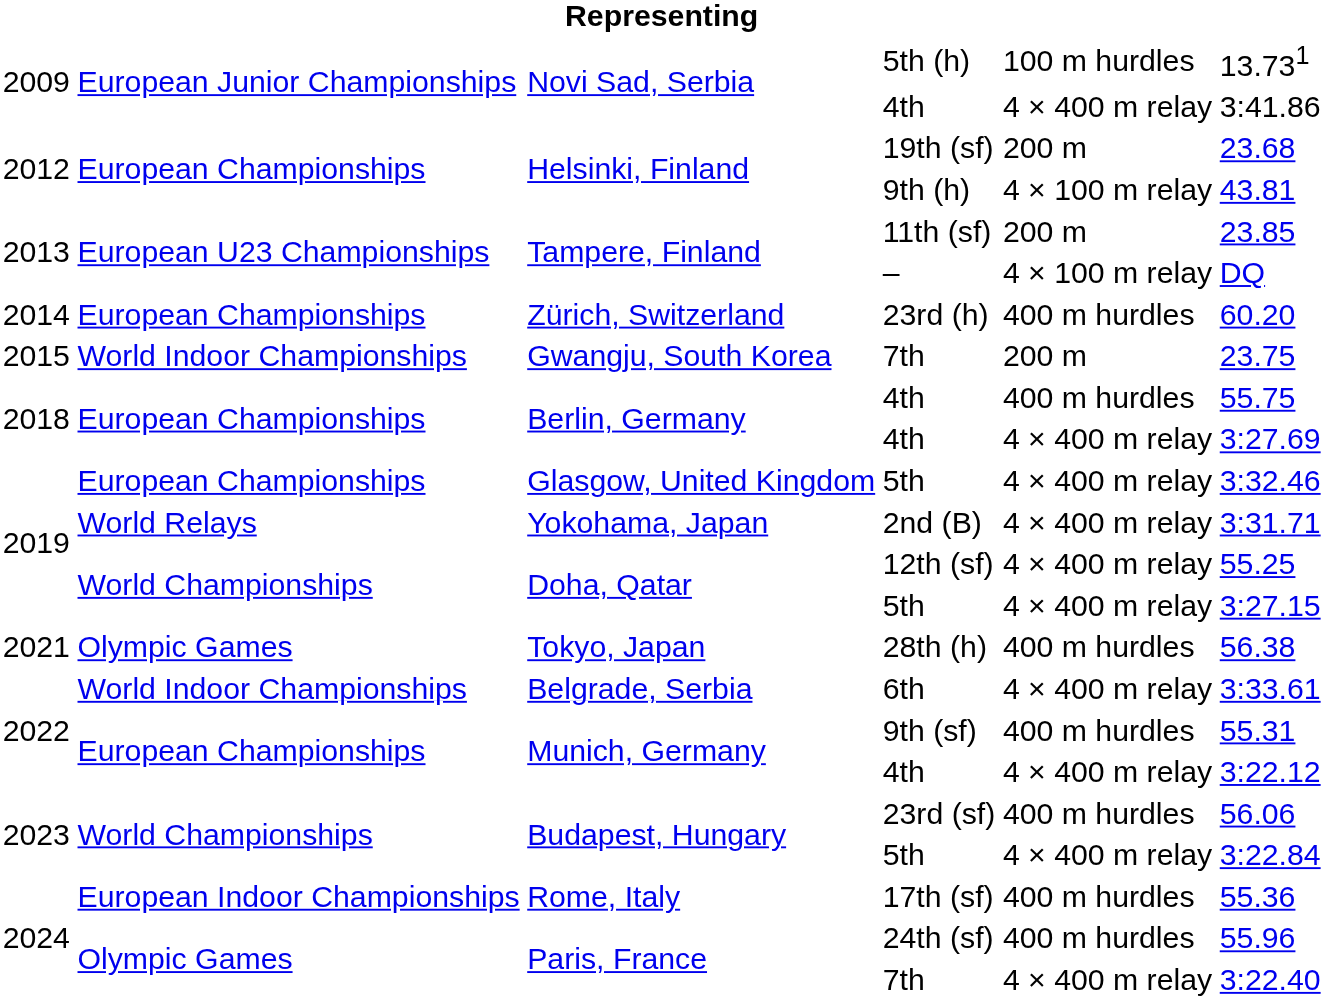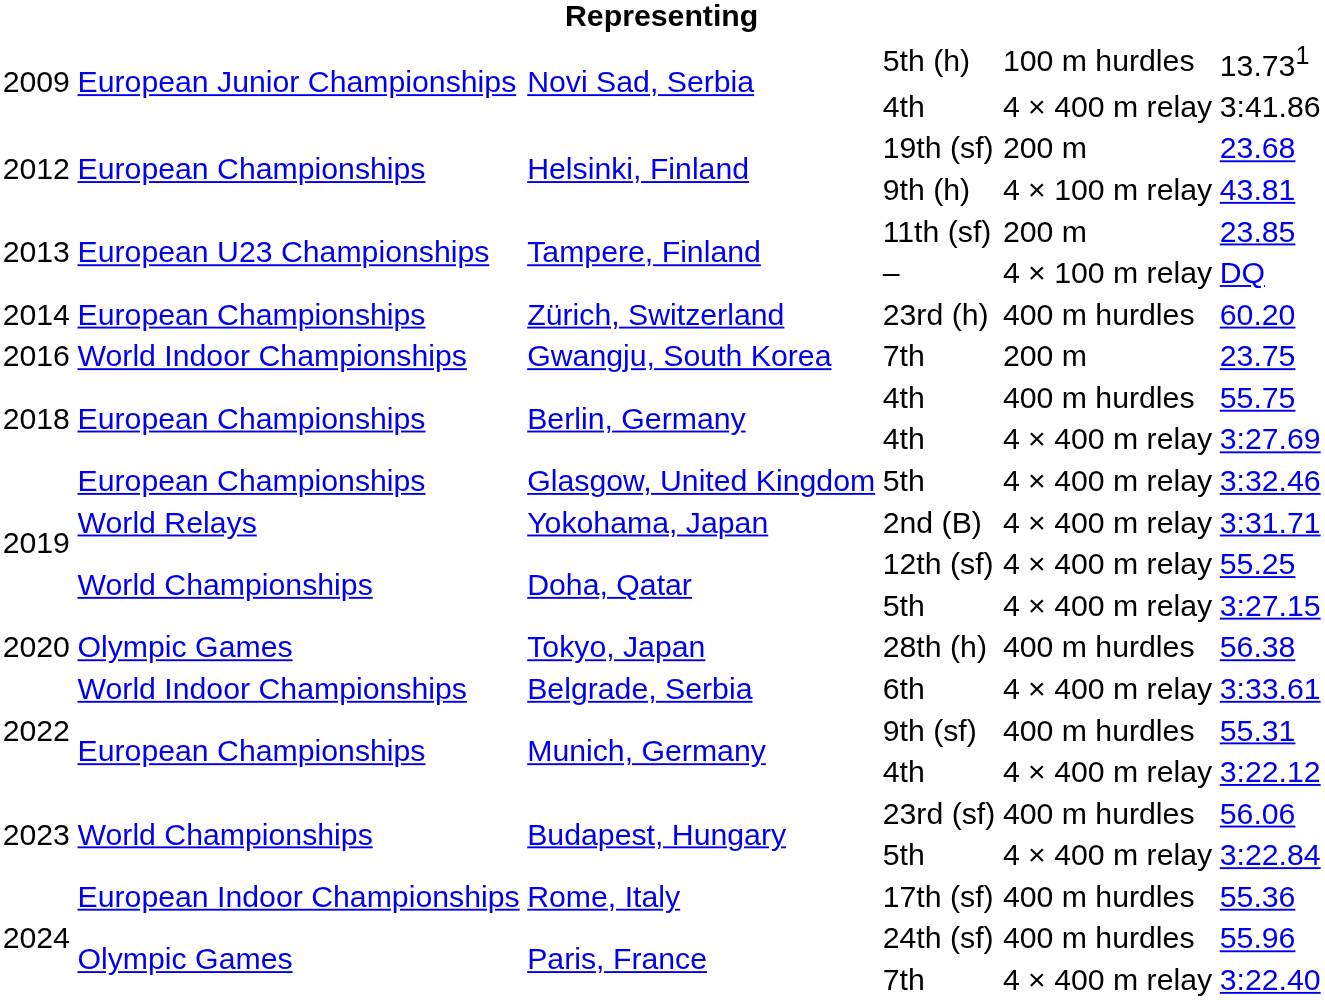(36, 357) 2015 -> (36, 357) 2016
(36, 648) 2021 -> (36, 648) 2020
